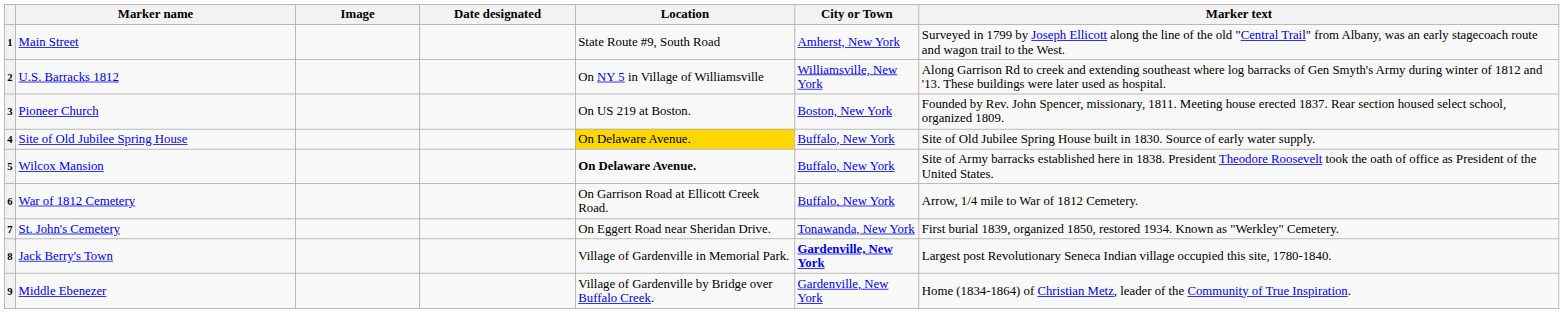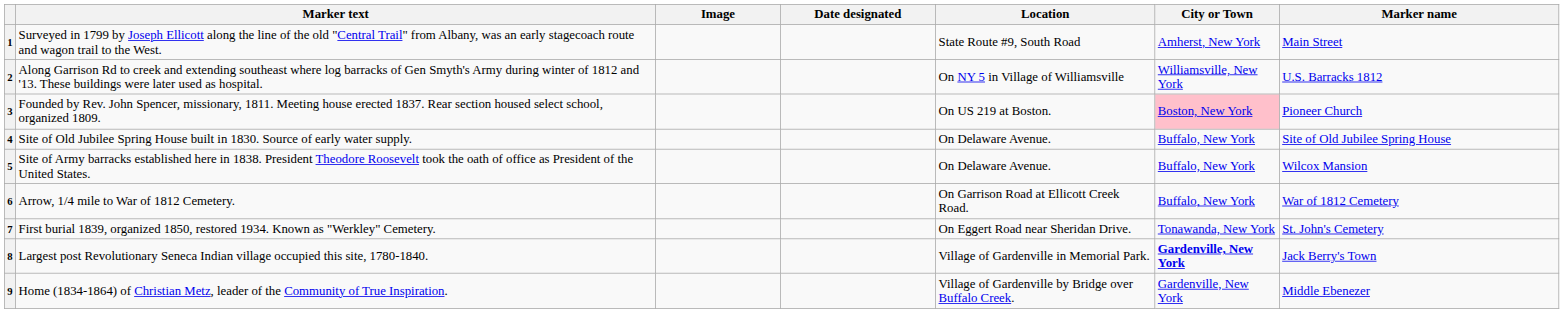columns swapped: (156, 14) <-> (1239, 14)
(845, 111) no background -> (1205, 111) pink background
(634, 139) gold background -> (995, 139) no background
(637, 166) bold -> (995, 166) normal
